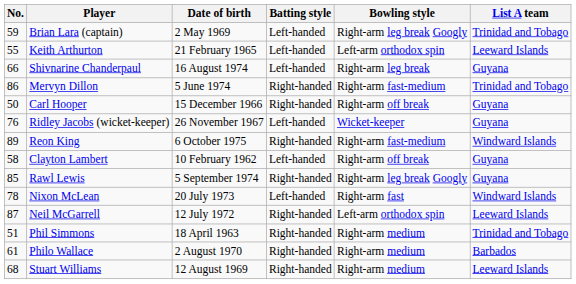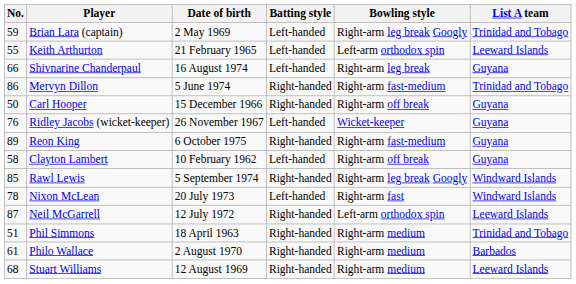(514, 141) Windward Islands -> (490, 141) Guyana
(490, 178) Guyana -> (514, 178) Windward Islands
